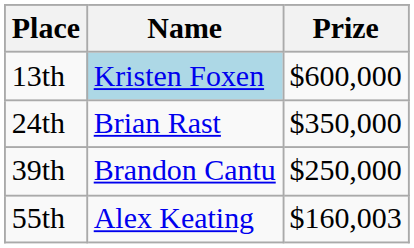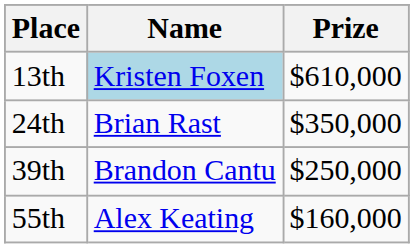(346, 75) $600,000 -> (346, 75) $610,000
(346, 218) $160,003 -> (346, 218) $160,000
